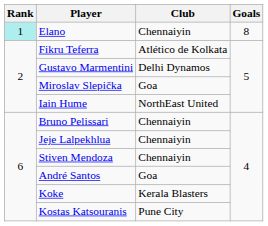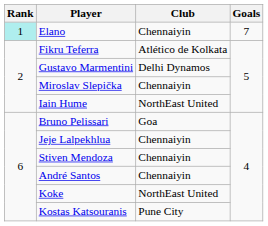(246, 31) 8 -> (246, 31) 7
(148, 85) Goa -> (164, 85) Chennaiyin
(164, 121) Chennaiyin -> (148, 121) Goa
(148, 175) Goa -> (164, 175) Chennaiyin
(173, 193) Kerala Blasters -> (178, 193) NorthEast United
